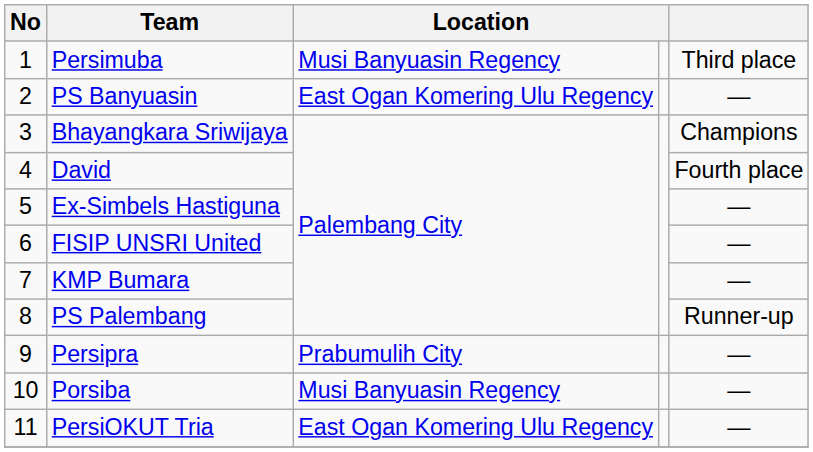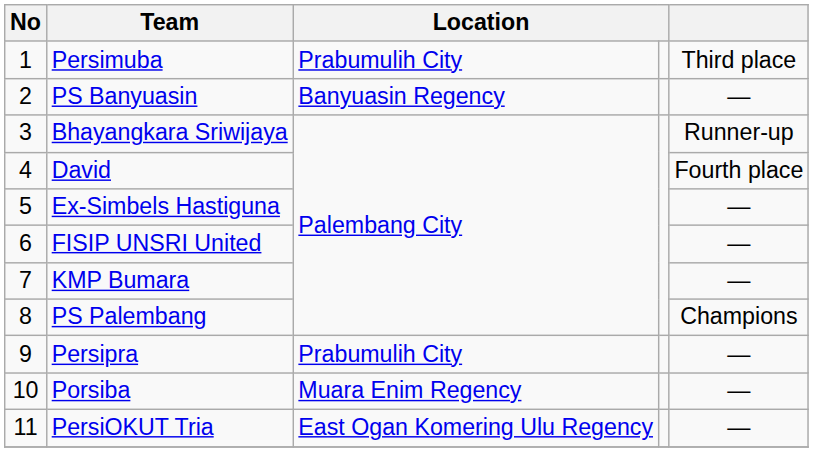(429, 59) Musi Banyuasin Regency -> (380, 59) Prabumulih City
(476, 96) East Ogan Komering Ulu Regency -> (402, 96) Banyuasin Regency
(739, 133) Champions -> (739, 133) Runner-up
(739, 317) Runner-up -> (739, 317) Champions
(429, 390) Musi Banyuasin Regency -> (410, 390) Muara Enim Regency
